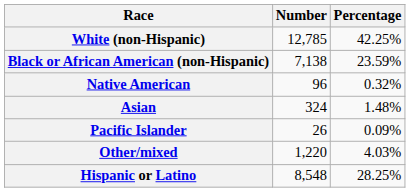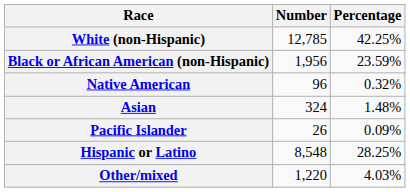(311, 61) 7,138 -> (311, 61) 1,956
rows swapped: (138, 152) <-> (138, 175)
